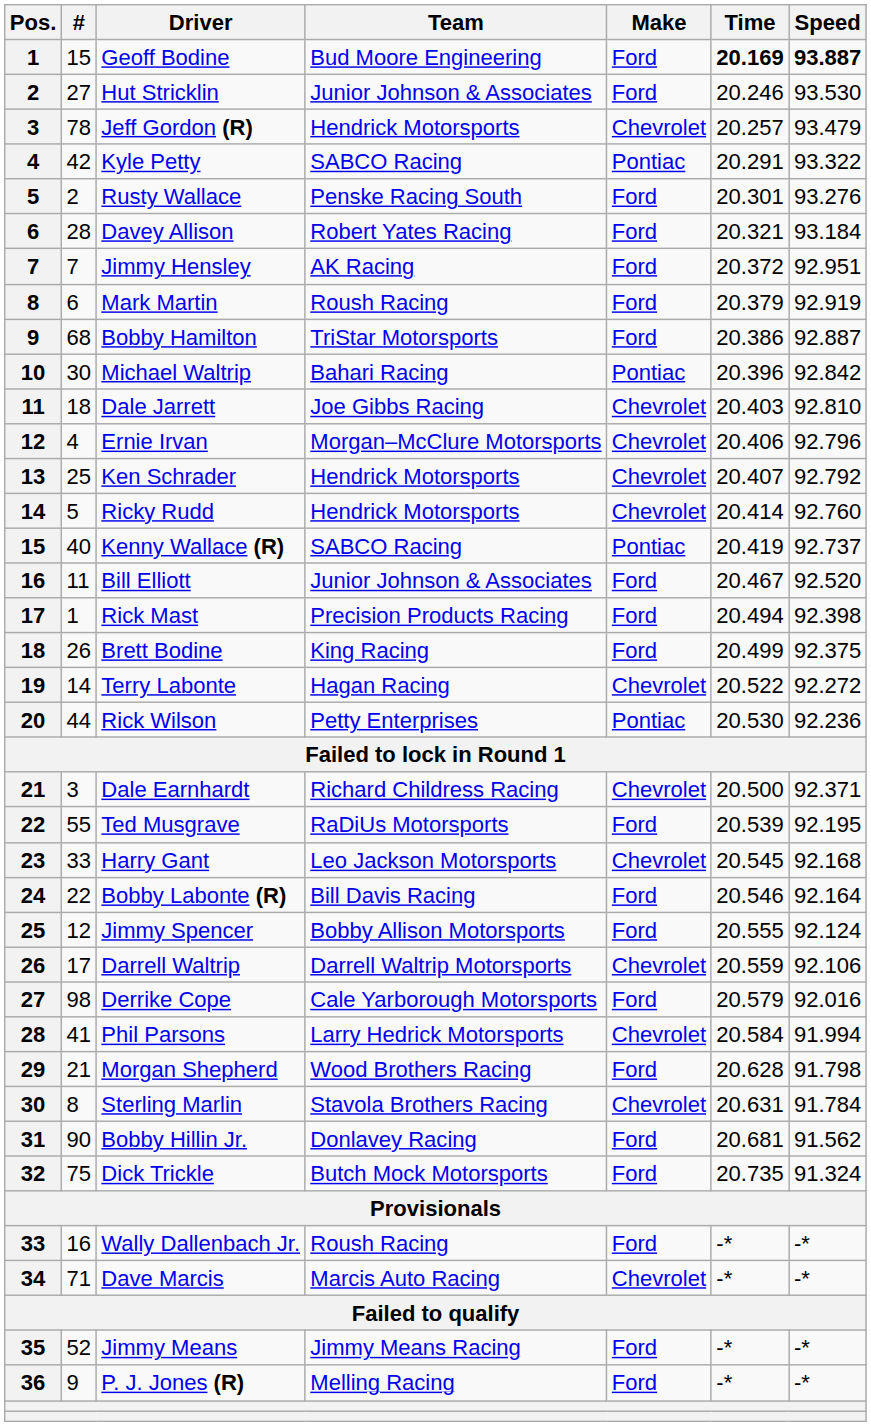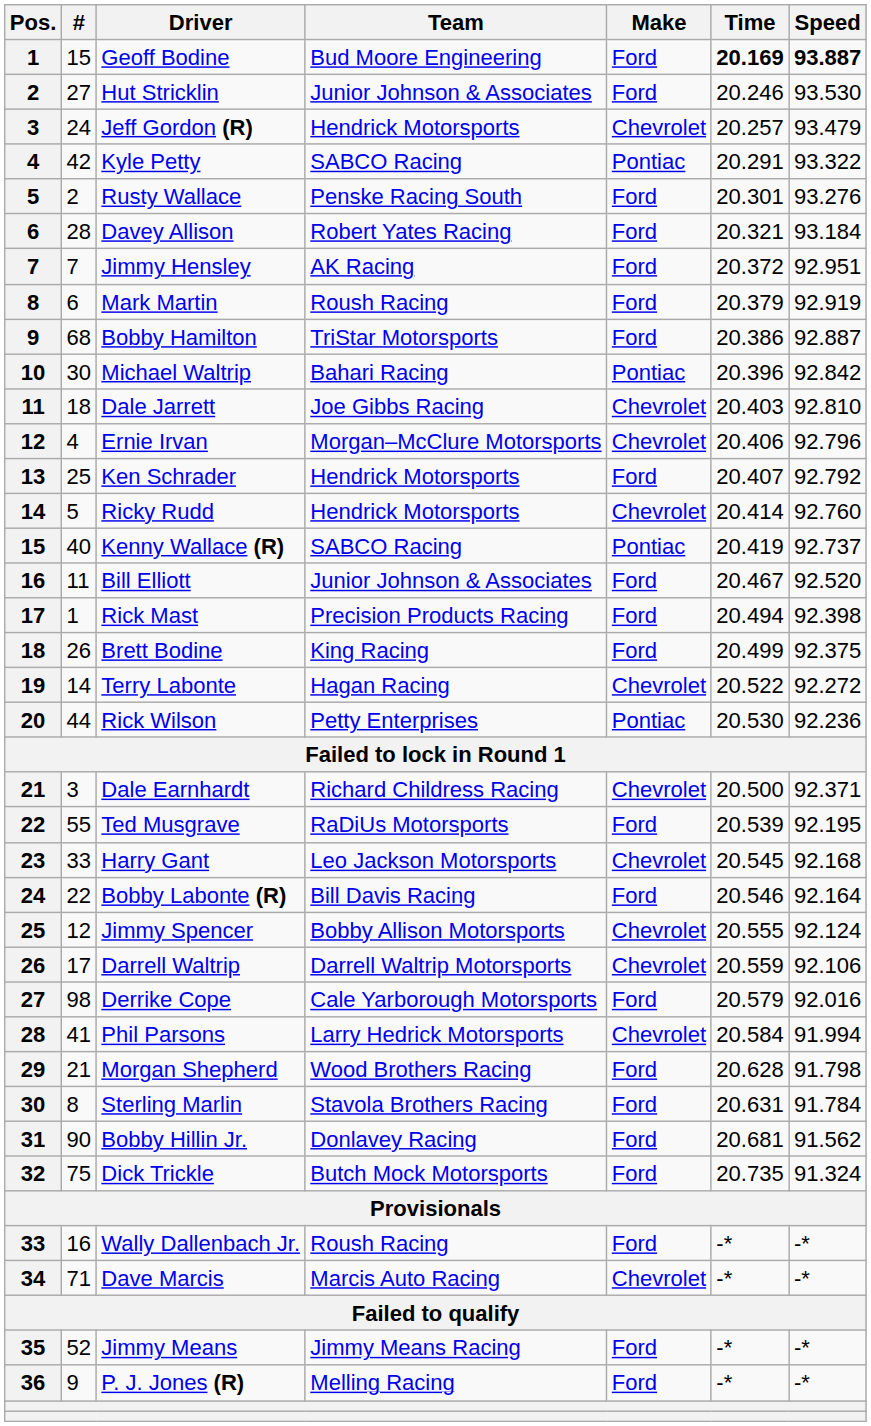(79, 127) 78 -> (79, 127) 24
(659, 476) Chevrolet -> (634, 476) Ford
(634, 930) Ford -> (659, 930) Chevrolet
(659, 1104) Chevrolet -> (634, 1104) Ford
